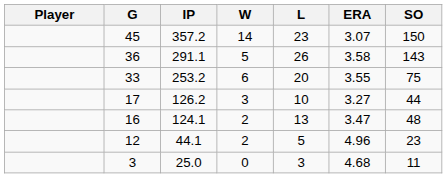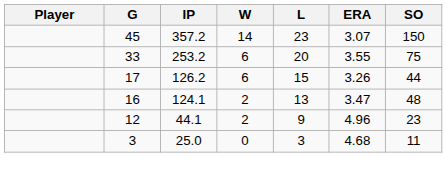- row: (132, 57)
(245, 99) 3 -> (245, 78) 6
(301, 99) 10 -> (301, 78) 15
(357, 99) 3.27 -> (357, 78) 3.26
(301, 141) 5 -> (301, 120) 9
